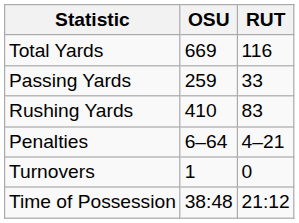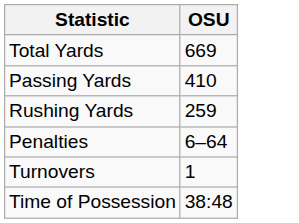- column: (266, 19)
(201, 80) 259 -> (201, 80) 410
(201, 111) 410 -> (201, 111) 259
